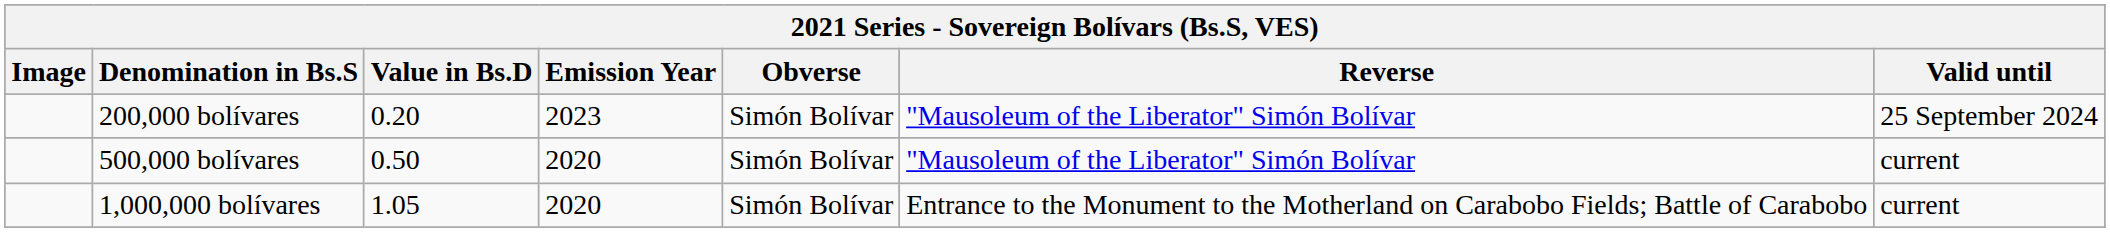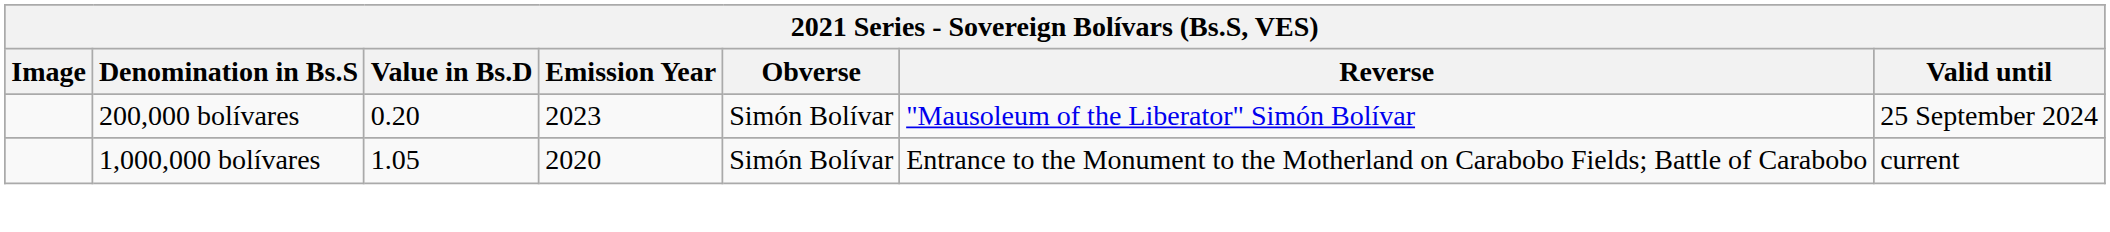- row: (199, 159)
